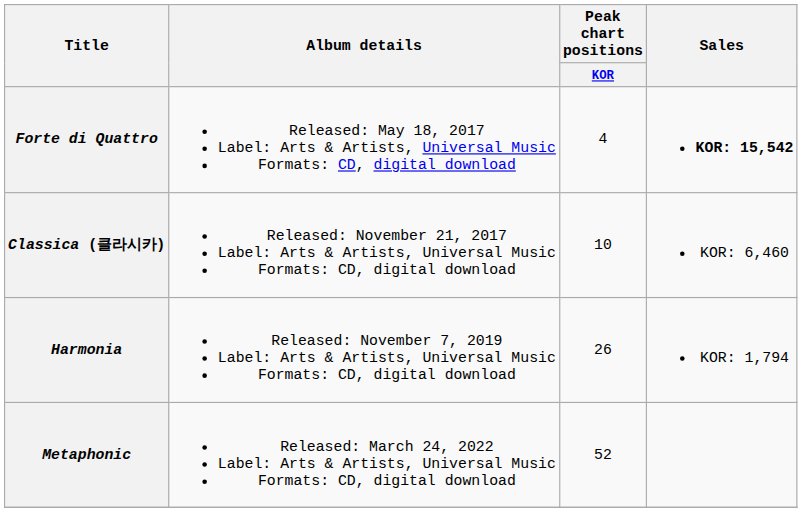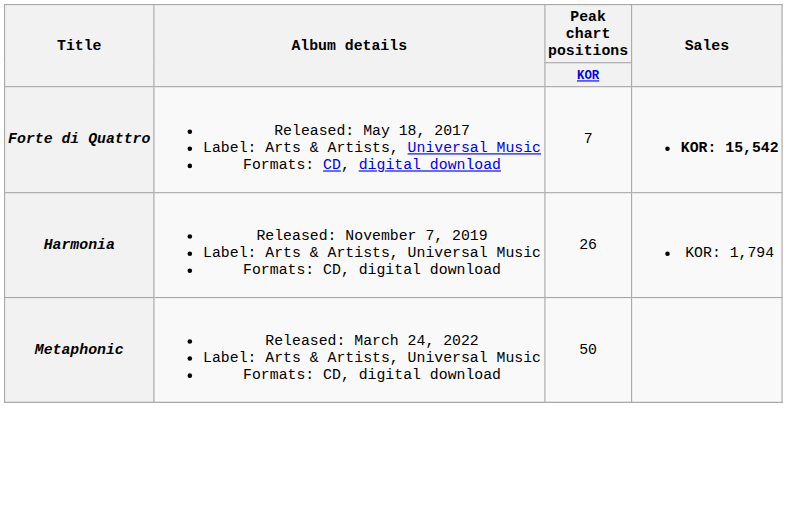(603, 140) 4 -> (588, 140) 7
- row: (87, 245)
(603, 455) 52 -> (588, 350) 50
